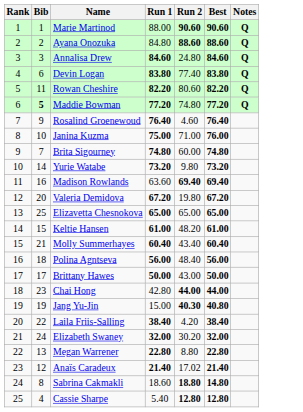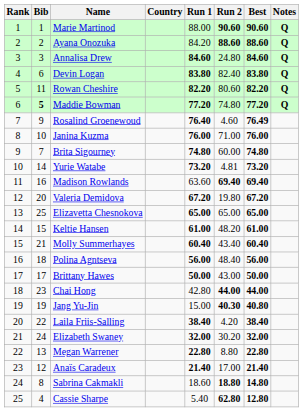+ column: (165, 12)
(160, 43) 84.80 -> (200, 43) 84.20
(190, 74) 77.40 -> (229, 74) 82.40
(218, 120) 76.40 -> (257, 120) 76.49
(160, 136) 75.00 -> (200, 136) 76.00
(190, 167) 9.80 -> (229, 167) 4.81
(190, 368) 17.02 -> (229, 368) 17.00
(190, 399) 12.80 -> (229, 399) 62.80
